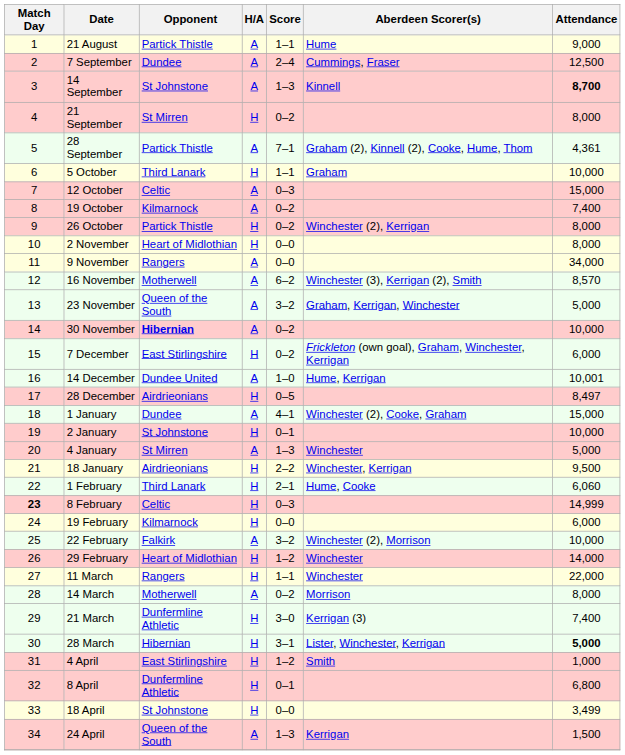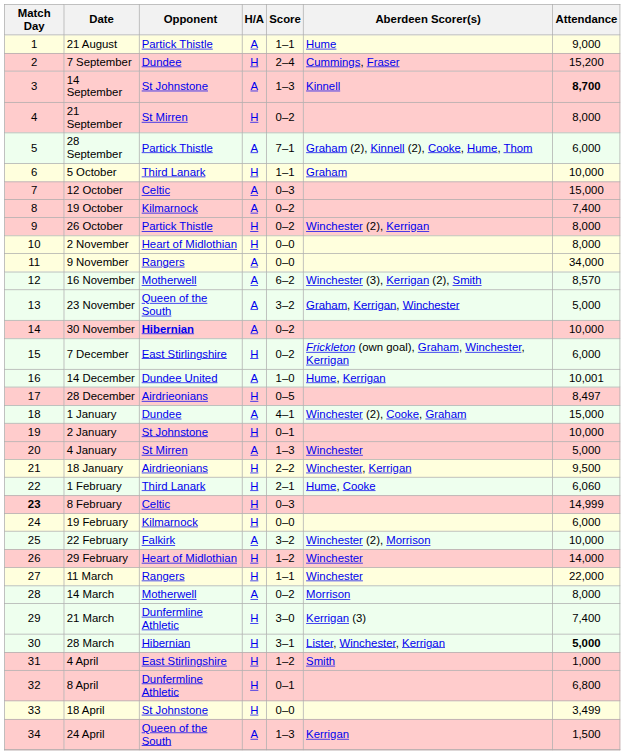(254, 62) A -> (254, 62) H
(586, 62) 12,500 -> (586, 62) 15,200
(586, 148) 4,361 -> (586, 148) 6,000
